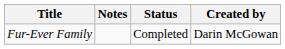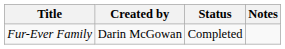columns swapped: (236, 14) <-> (113, 14)
